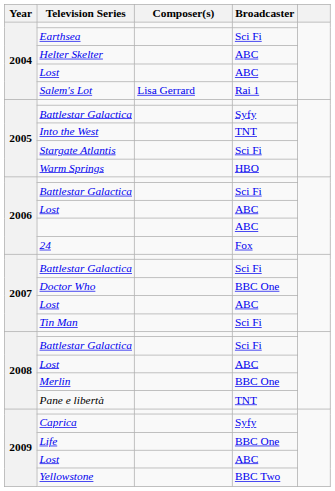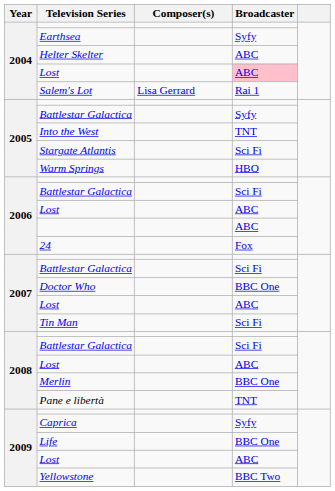(248, 36) Sci Fi -> (246, 36) Syfy
(247, 72) no background -> (247, 72) pink background
